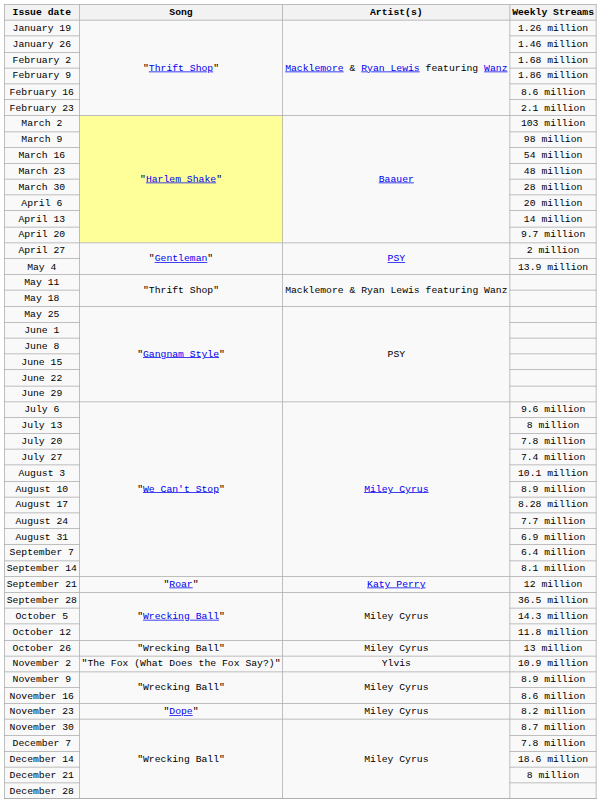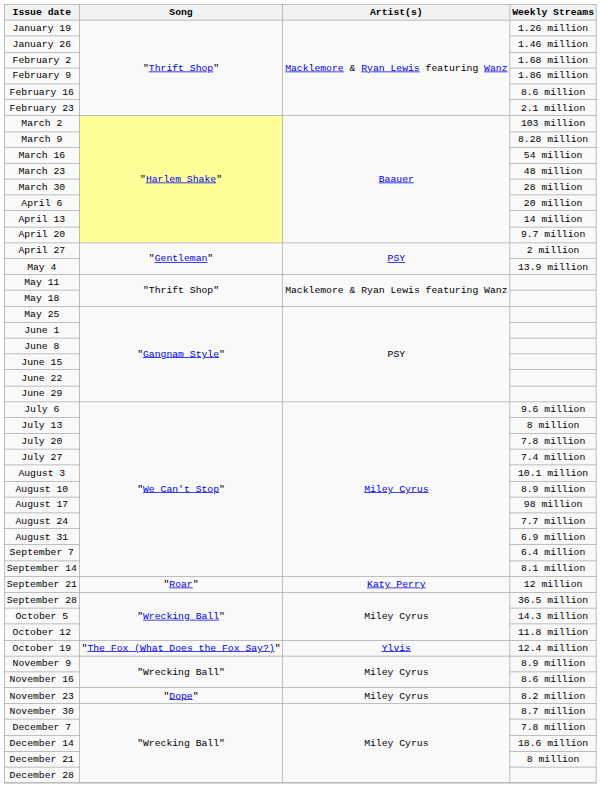(553, 139) 98 million -> (553, 139) 8.28 million
(553, 505) 8.28 million -> (553, 505) 98 million
+ row: (42, 648)
- row: (42, 648)
- row: (42, 664)
